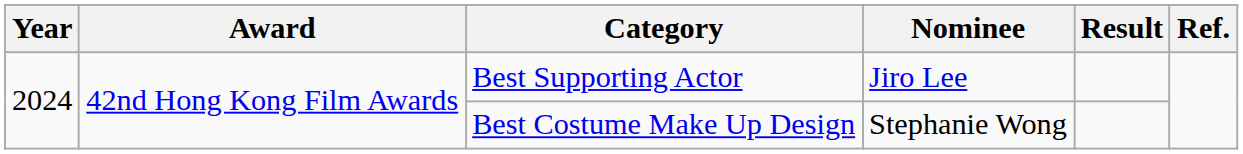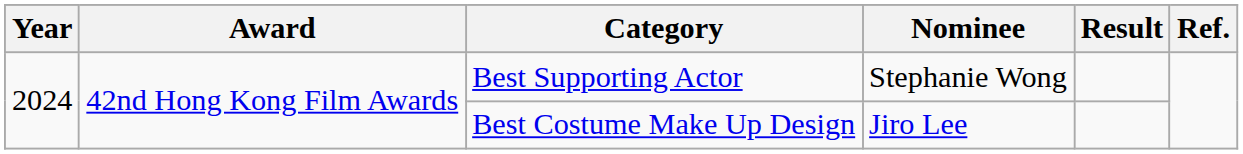(918, 76) Jiro Lee -> (968, 76) Stephanie Wong
(968, 124) Stephanie Wong -> (918, 124) Jiro Lee
